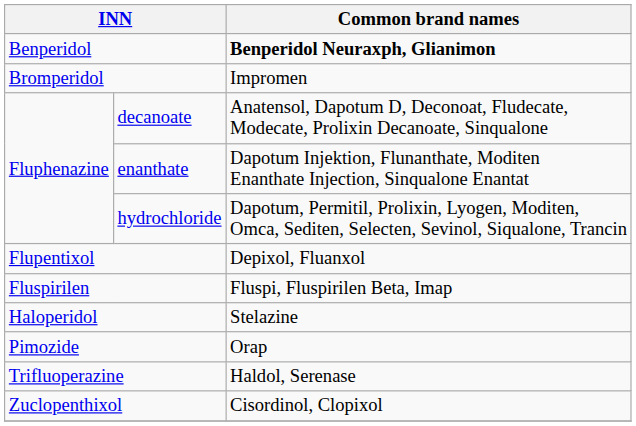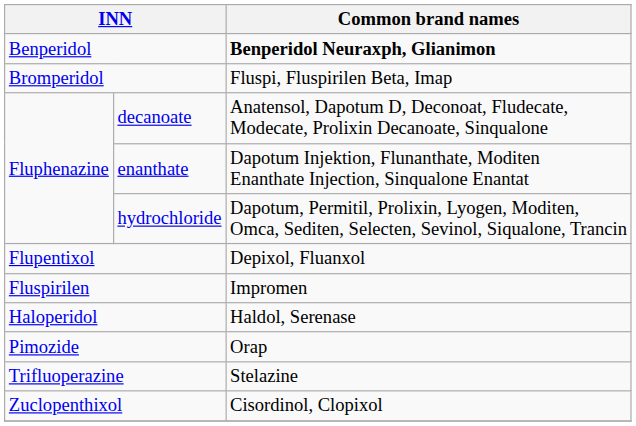(269, 78) Impromen -> (341, 78) Fluspi, Fluspirilen Beta, Imap
(341, 287) Fluspi, Fluspirilen Beta, Imap -> (269, 287) Impromen
(264, 317) Stelazine -> (293, 317) Haldol, Serenase
(293, 376) Haldol, Serenase -> (264, 376) Stelazine
